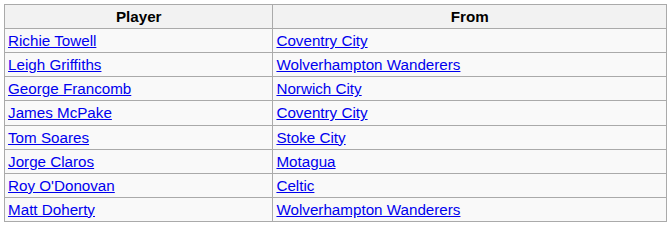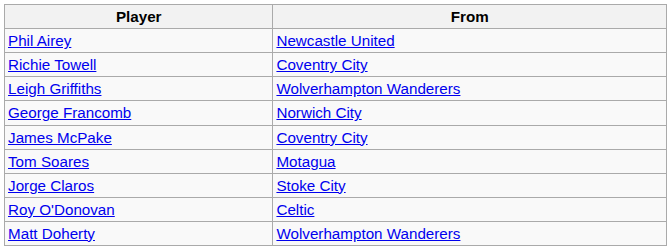+ row: (40, 41)
(311, 137) Stoke City -> (306, 161) Motagua
(306, 161) Motagua -> (311, 185) Stoke City
